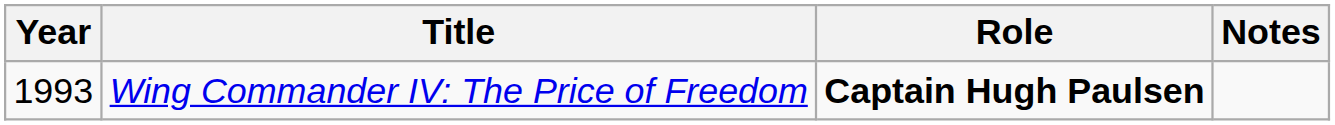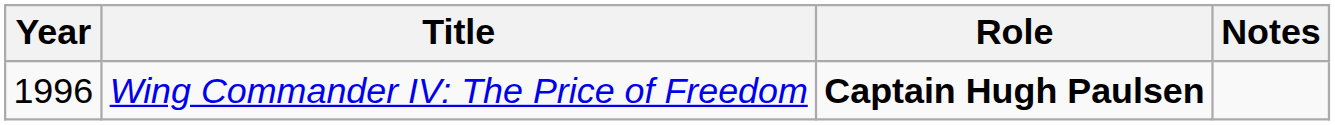(53, 89) 1993 -> (53, 89) 1996
